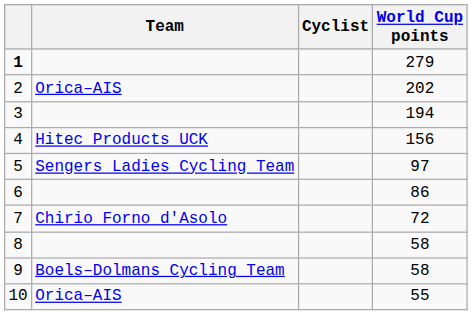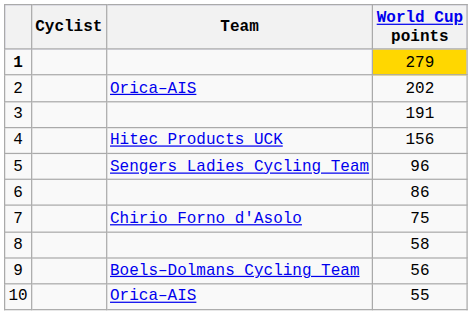columns swapped: (336, 27) <-> (165, 27)
(420, 62) no background -> (420, 62) gold background
(420, 114) 194 -> (420, 114) 191
(420, 166) 97 -> (420, 166) 96
(420, 219) 72 -> (420, 219) 75
(420, 271) 58 -> (420, 271) 56
